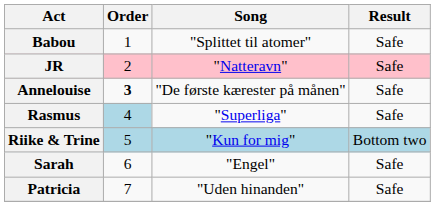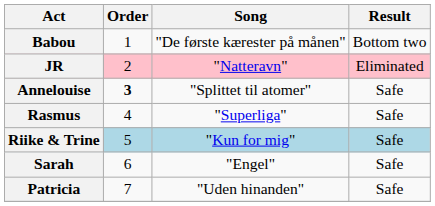(251, 41) "Splittet til atomer" -> (251, 41) "De første kærester på månen"
(390, 41) Safe -> (390, 41) Bottom two
(390, 66) Safe -> (390, 66) Eliminated
(251, 90) "De første kærester på månen" -> (251, 90) "Splittet til atomer"
(128, 115) lightblue background -> (128, 115) no background
(390, 139) Bottom two -> (390, 139) Safe
